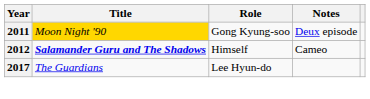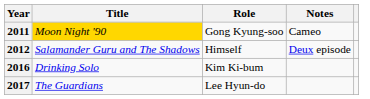(326, 31) Deux episode -> (305, 31) Cameo
(120, 49) bold -> (117, 49) normal
(311, 49) Cameo -> (320, 49) Deux episode
+ row: (18, 67)
